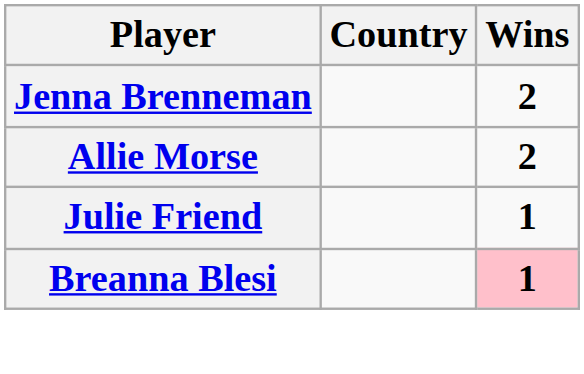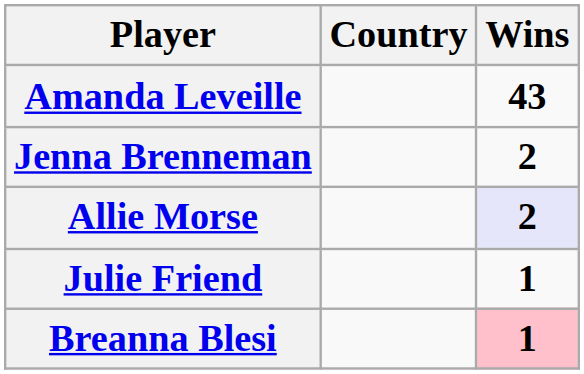+ row: (163, 95)
(527, 156) no background -> (527, 216) lavender background
